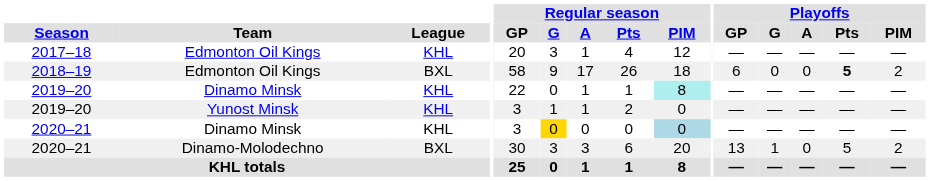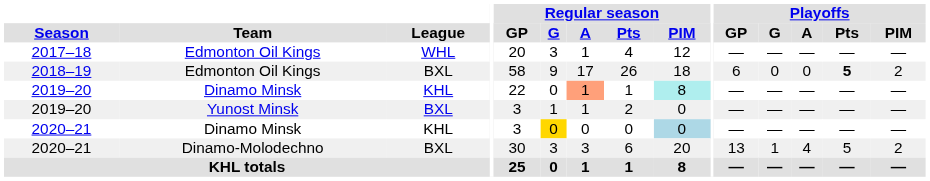(438, 52) KHL -> (438, 52) WHL
(585, 90) no background -> (585, 90) lightsalmon background
(438, 109) KHL -> (438, 109) BXL
(807, 148) 0 -> (807, 148) 4
